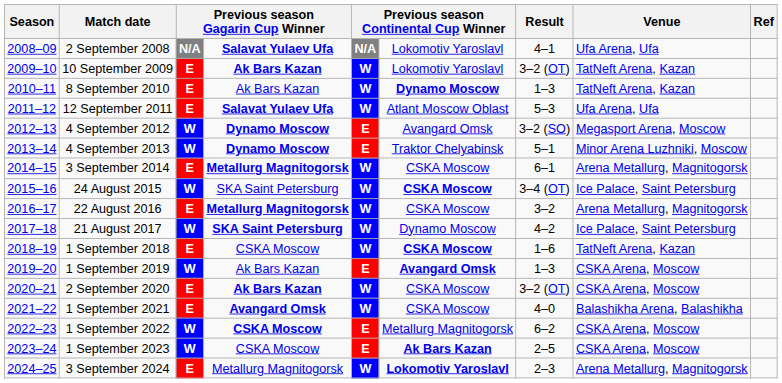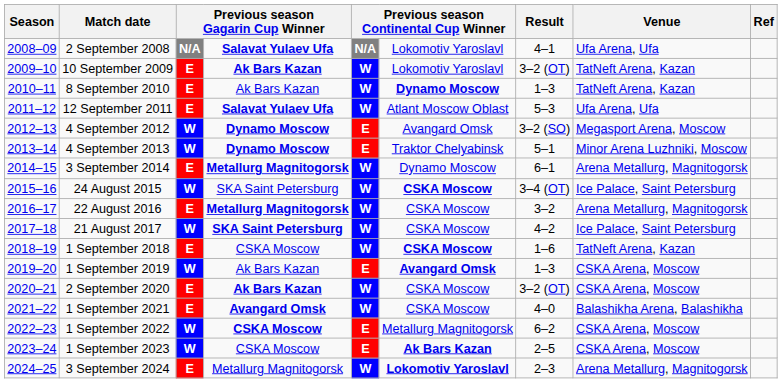(448, 169) CSKA Moscow -> (448, 169) Dynamo Moscow
(448, 228) Dynamo Moscow -> (448, 228) CSKA Moscow
